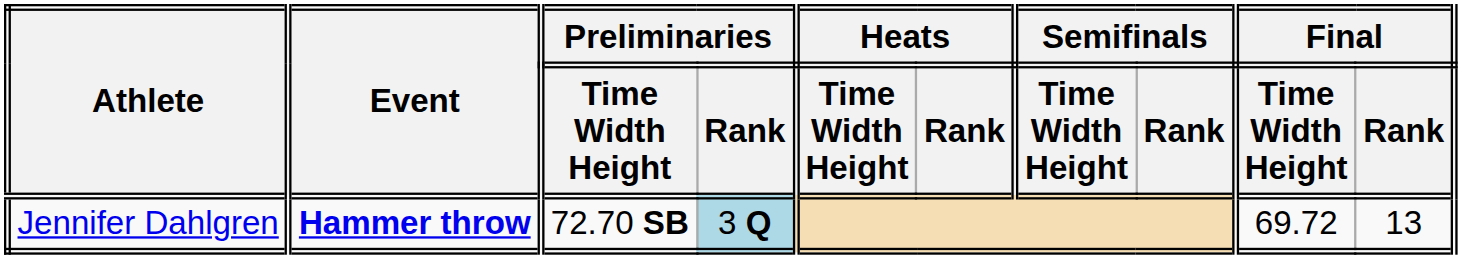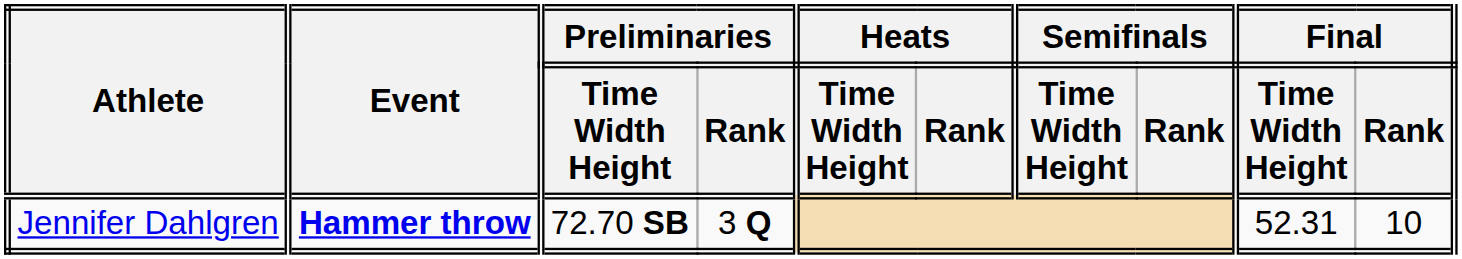(745, 224) lightblue background -> (745, 224) no background
(1296, 224) 69.72 -> (1296, 224) 52.31
(1404, 224) 13 -> (1404, 224) 10
